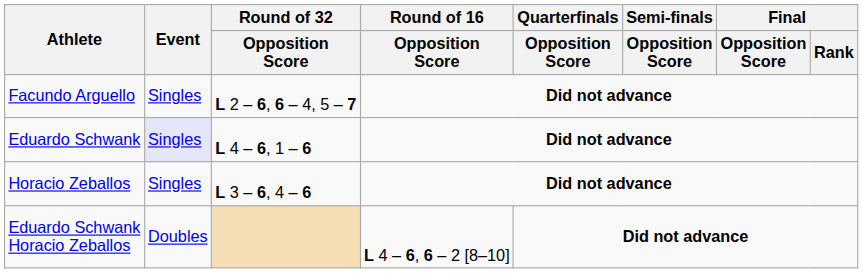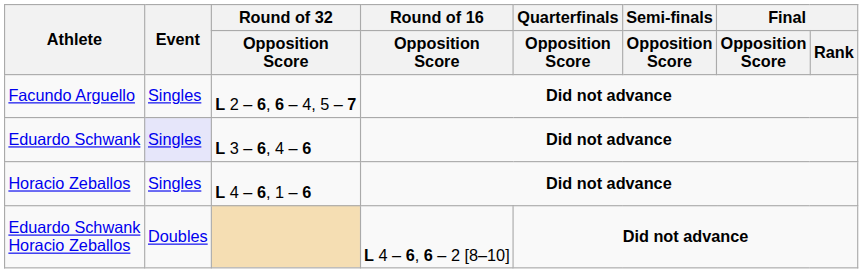(263, 149) L 4 – 6, 1 – 6 -> (263, 149) L 3 – 6, 4 – 6
(263, 193) L 3 – 6, 4 – 6 -> (263, 193) L 4 – 6, 1 – 6
